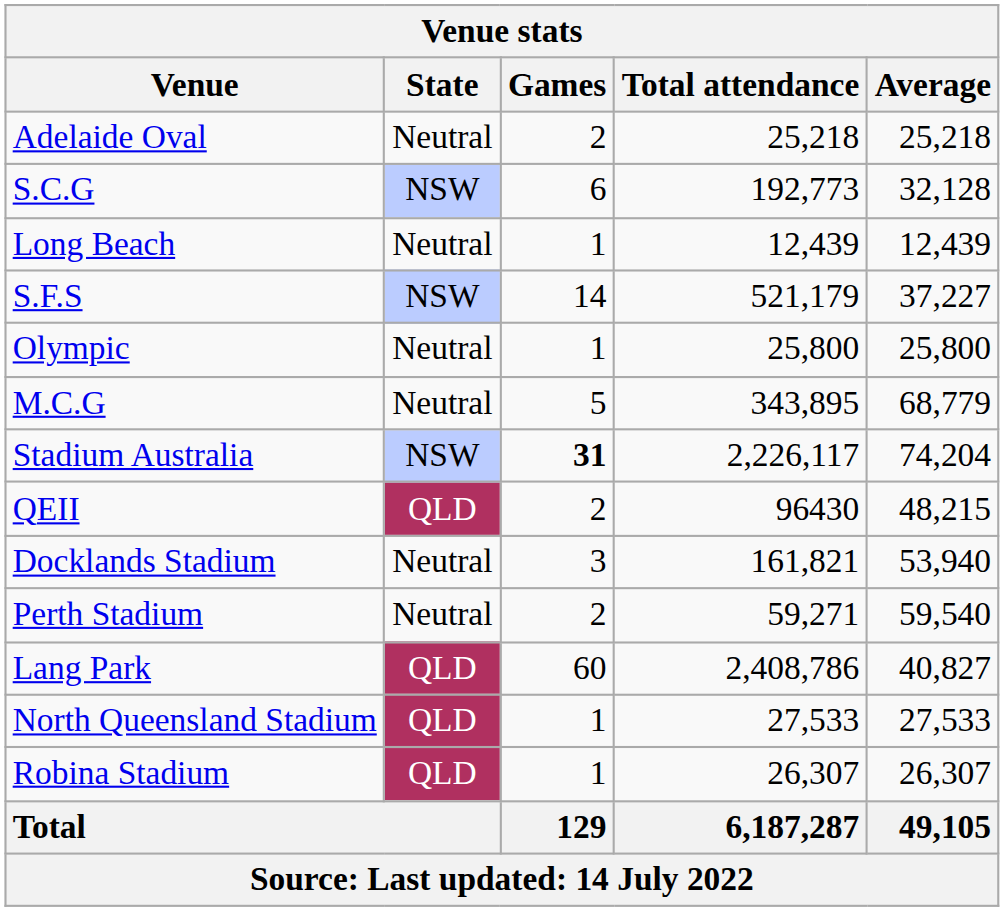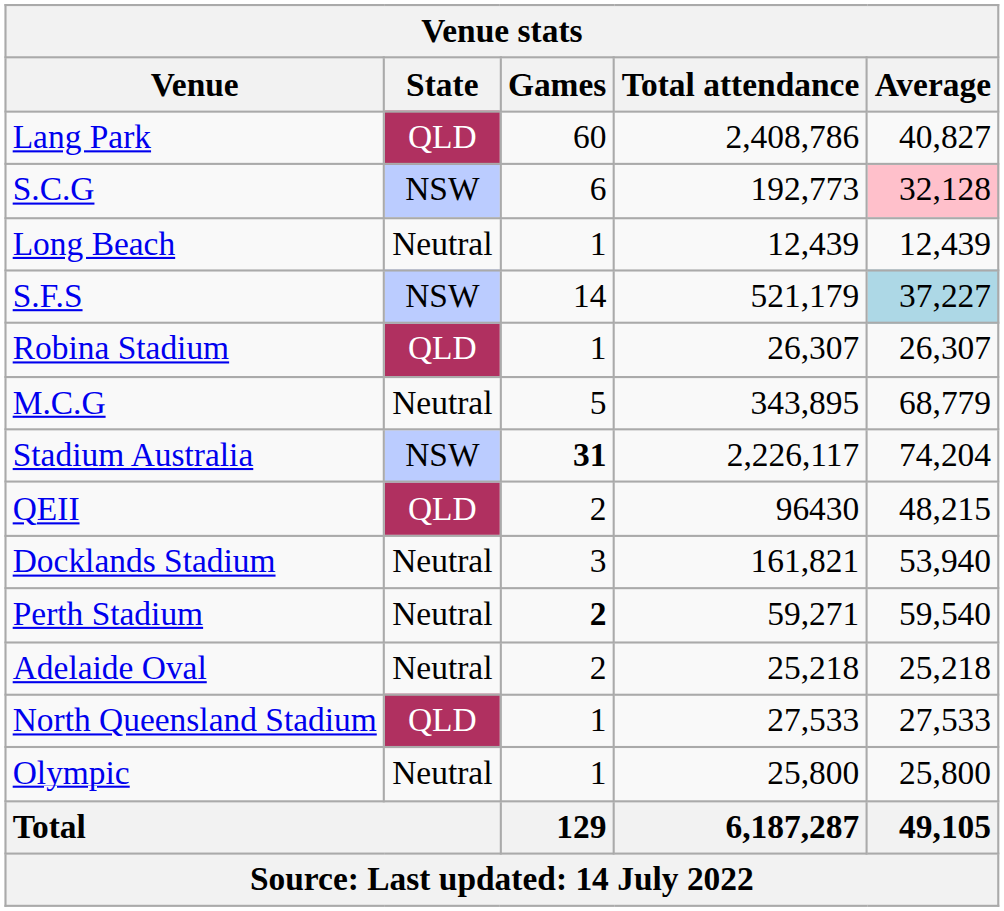rows swapped: (82, 667) <-> (110, 137)
(945, 190) no background -> (945, 190) pink background
(945, 296) no background -> (945, 296) lightblue background
rows swapped: (71, 349) <-> (121, 773)
(598, 614) normal -> (598, 614) bold
